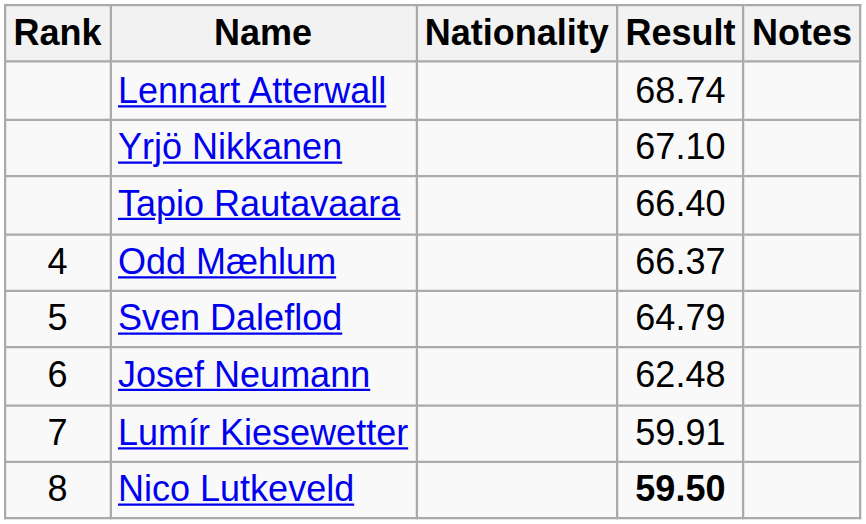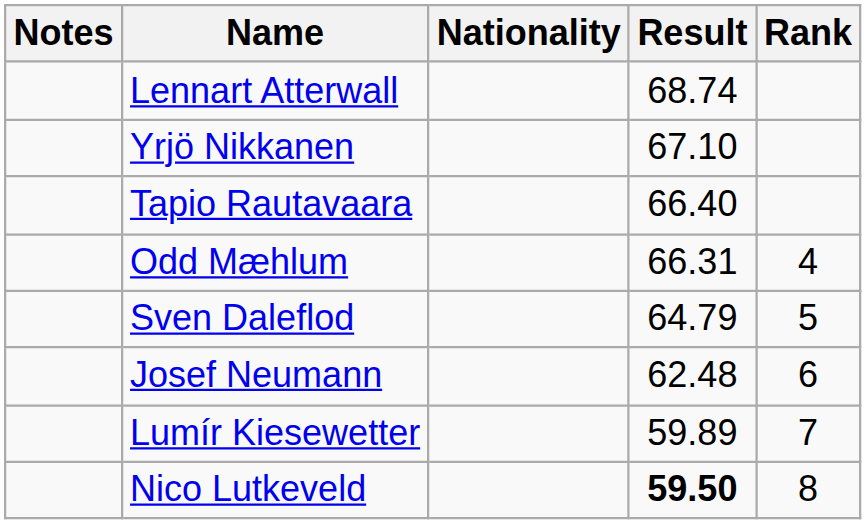columns swapped: (57, 33) <-> (802, 33)
(680, 261) 66.37 -> (692, 261) 66.31
(680, 432) 59.91 -> (692, 432) 59.89
